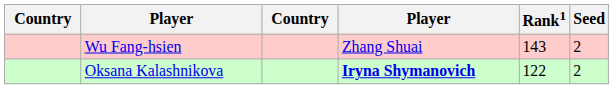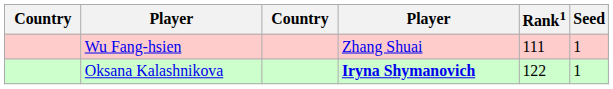(534, 46) 143 -> (534, 46) 111
(577, 46) 2 -> (577, 46) 1
(577, 71) 2 -> (577, 71) 1
